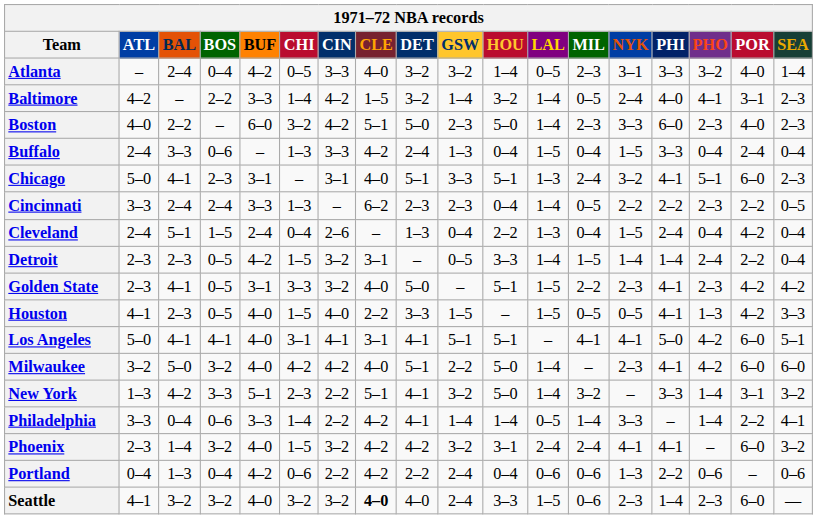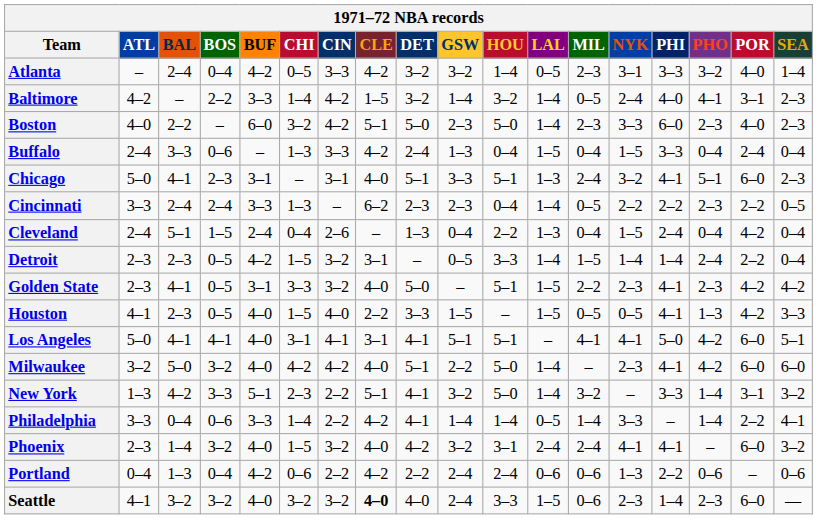(376, 71) 4–0 -> (376, 71) 4–2
(376, 447) 4–2 -> (376, 447) 4–0
(505, 473) 0–4 -> (505, 473) 2–4
